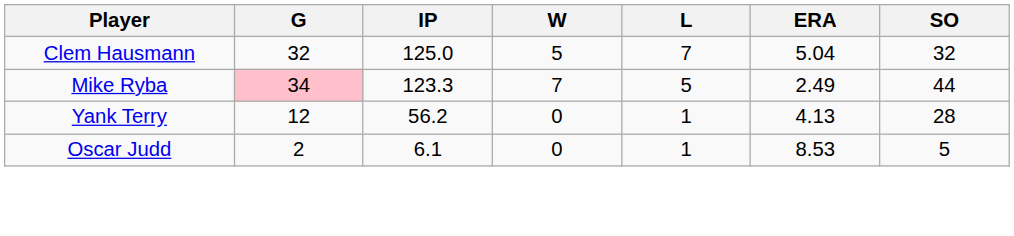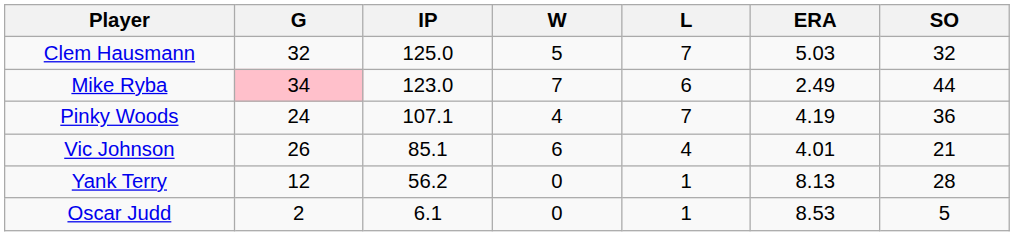(815, 52) 5.04 -> (815, 52) 5.03
(428, 85) 123.3 -> (428, 85) 123.0
(686, 85) 5 -> (686, 85) 6
+ row: (119, 117)
+ row: (119, 149)
(815, 117) 4.13 -> (815, 181) 8.13
